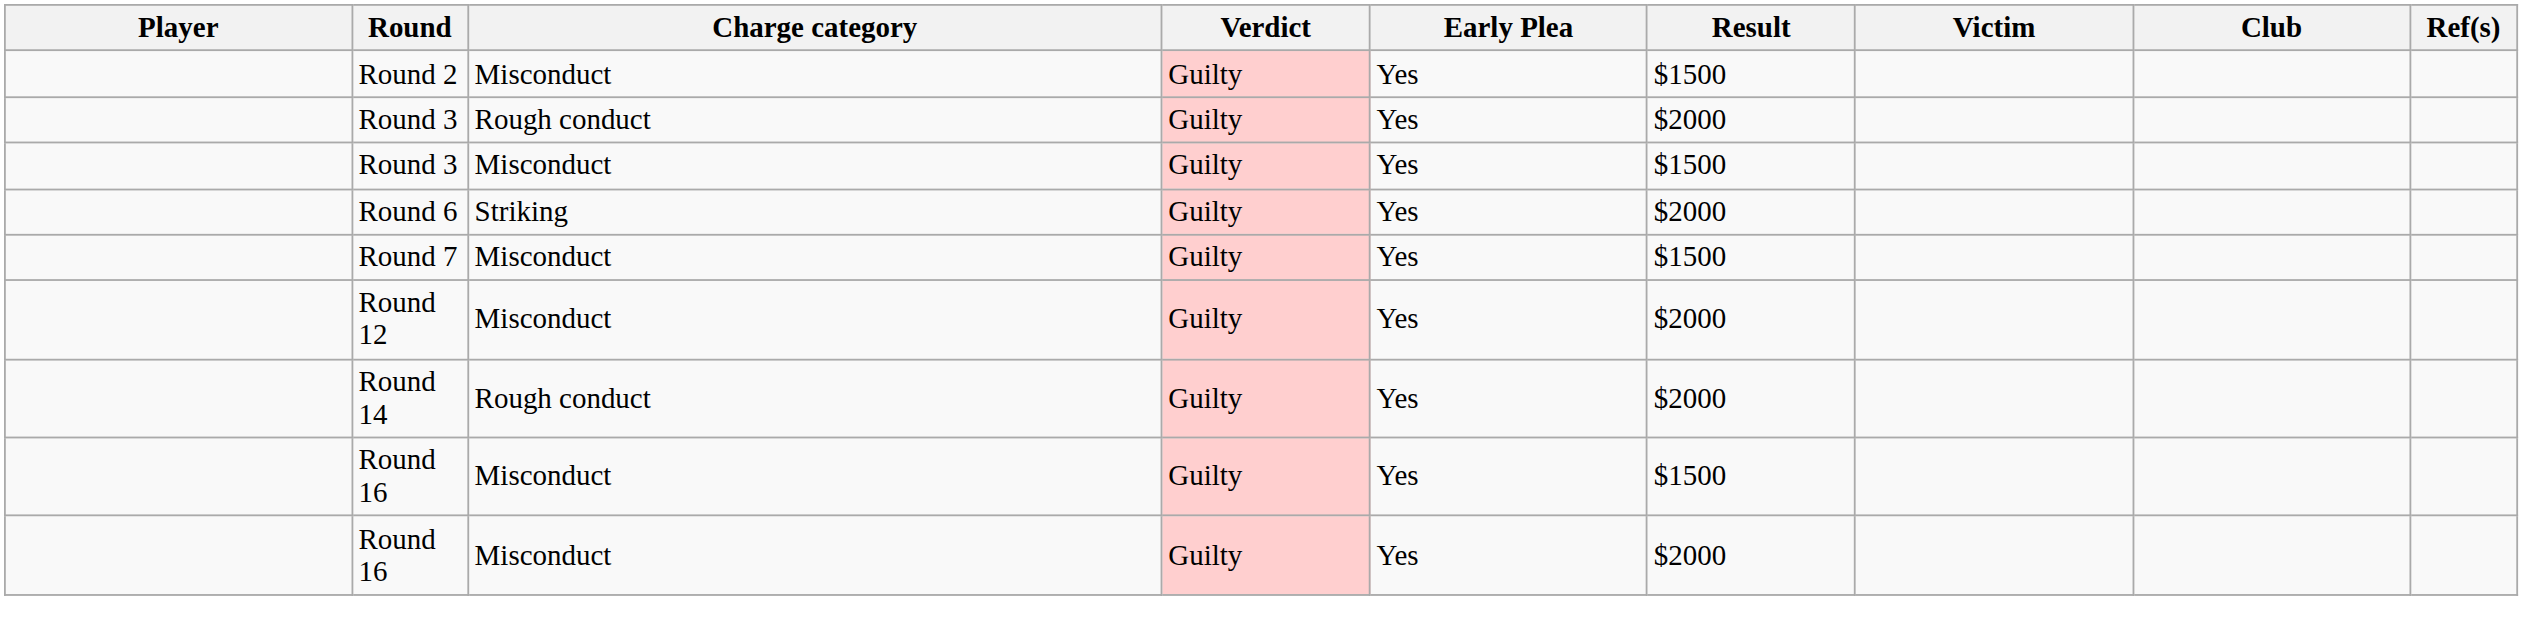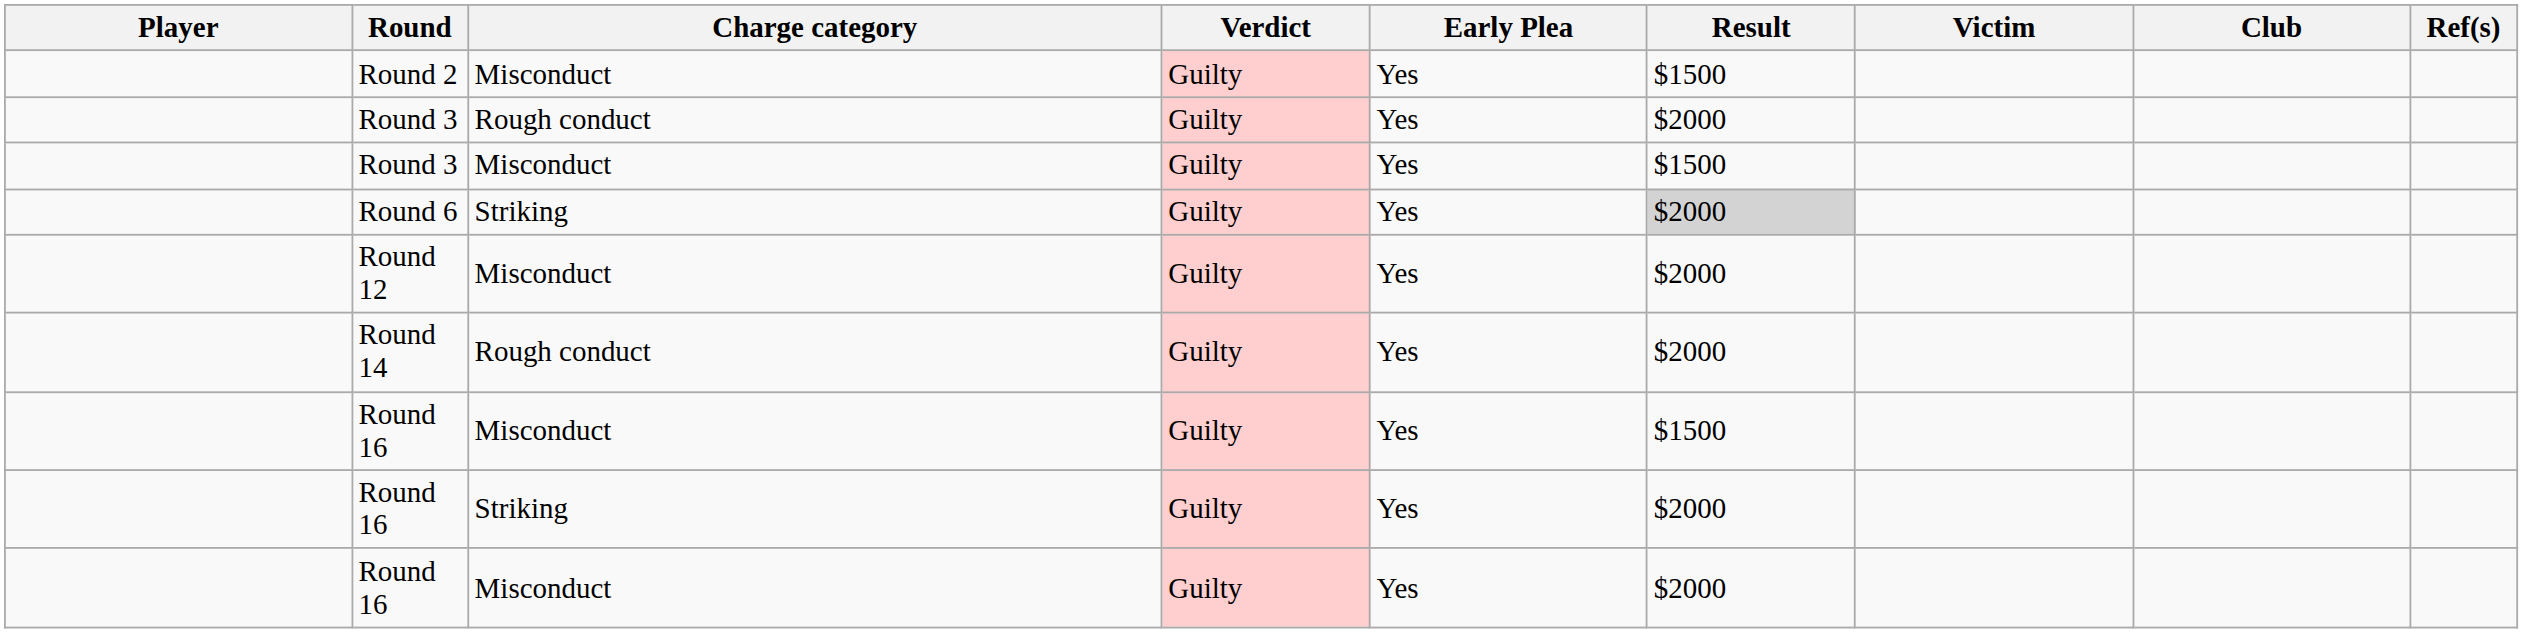(1690, 211) no background -> (1690, 211) lightgrey background
- row: (408, 257)
+ row: (397, 508)
